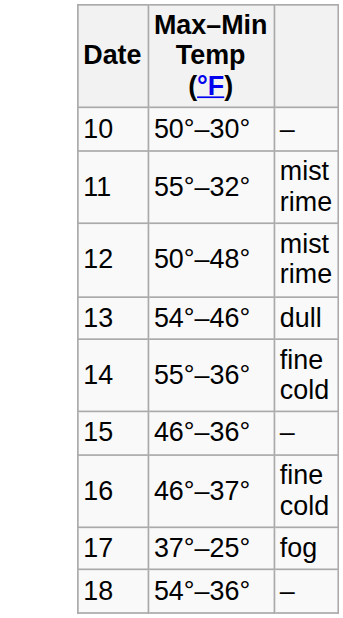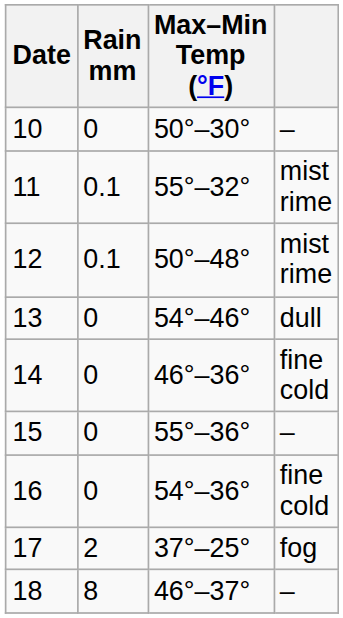+ column: (112, 56)
(202, 375) 55°–36° -> (202, 375) 46°–36°
(202, 432) 46°–36° -> (202, 432) 55°–36°
(202, 490) 46°–37° -> (202, 490) 54°–36°
(202, 590) 54°–36° -> (202, 590) 46°–37°
